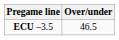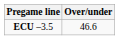(88, 27) 46.5 -> (88, 27) 46.6
